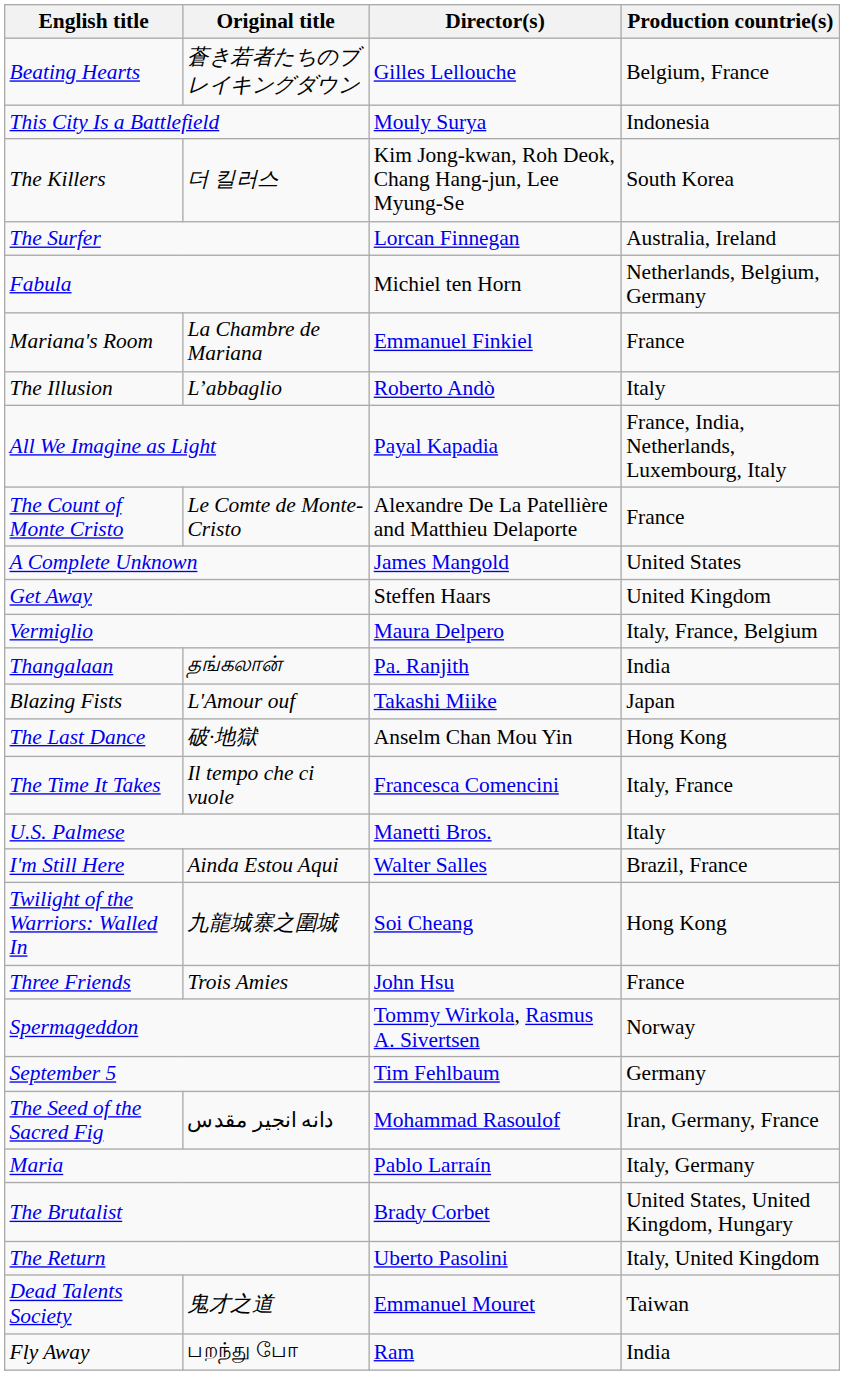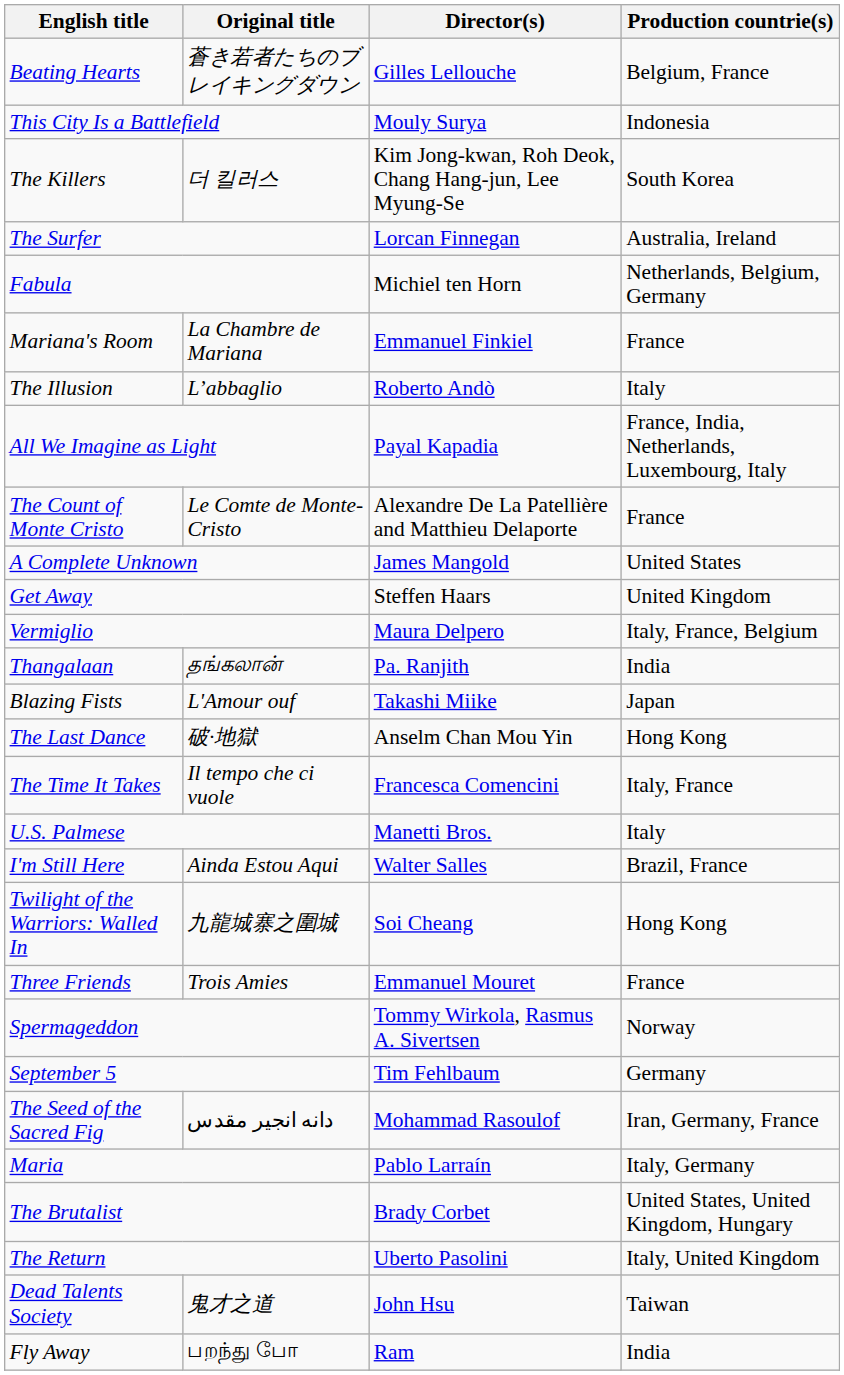(414, 981) John Hsu -> (454, 981) Emmanuel Mouret
(454, 1304) Emmanuel Mouret -> (414, 1304) John Hsu
